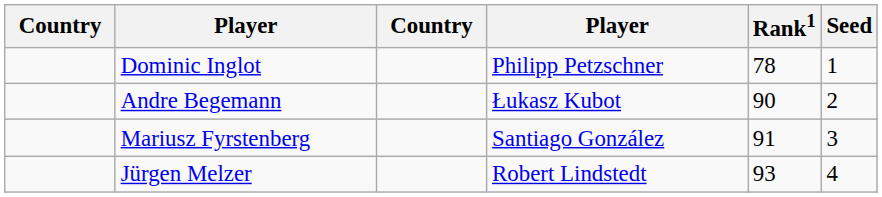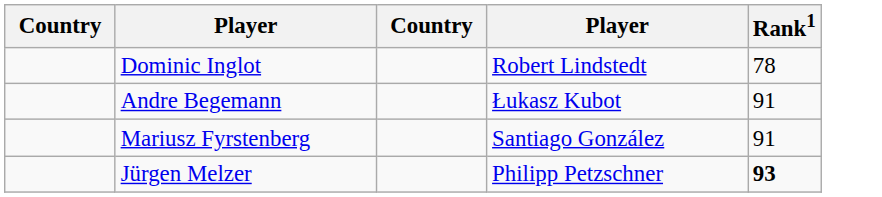- column: (849, 25)
(578, 65) Philipp Petzschner -> (569, 65) Robert Lindstedt
(764, 101) 90 -> (764, 101) 91
(569, 173) Robert Lindstedt -> (578, 173) Philipp Petzschner
(764, 173) normal -> (764, 173) bold
